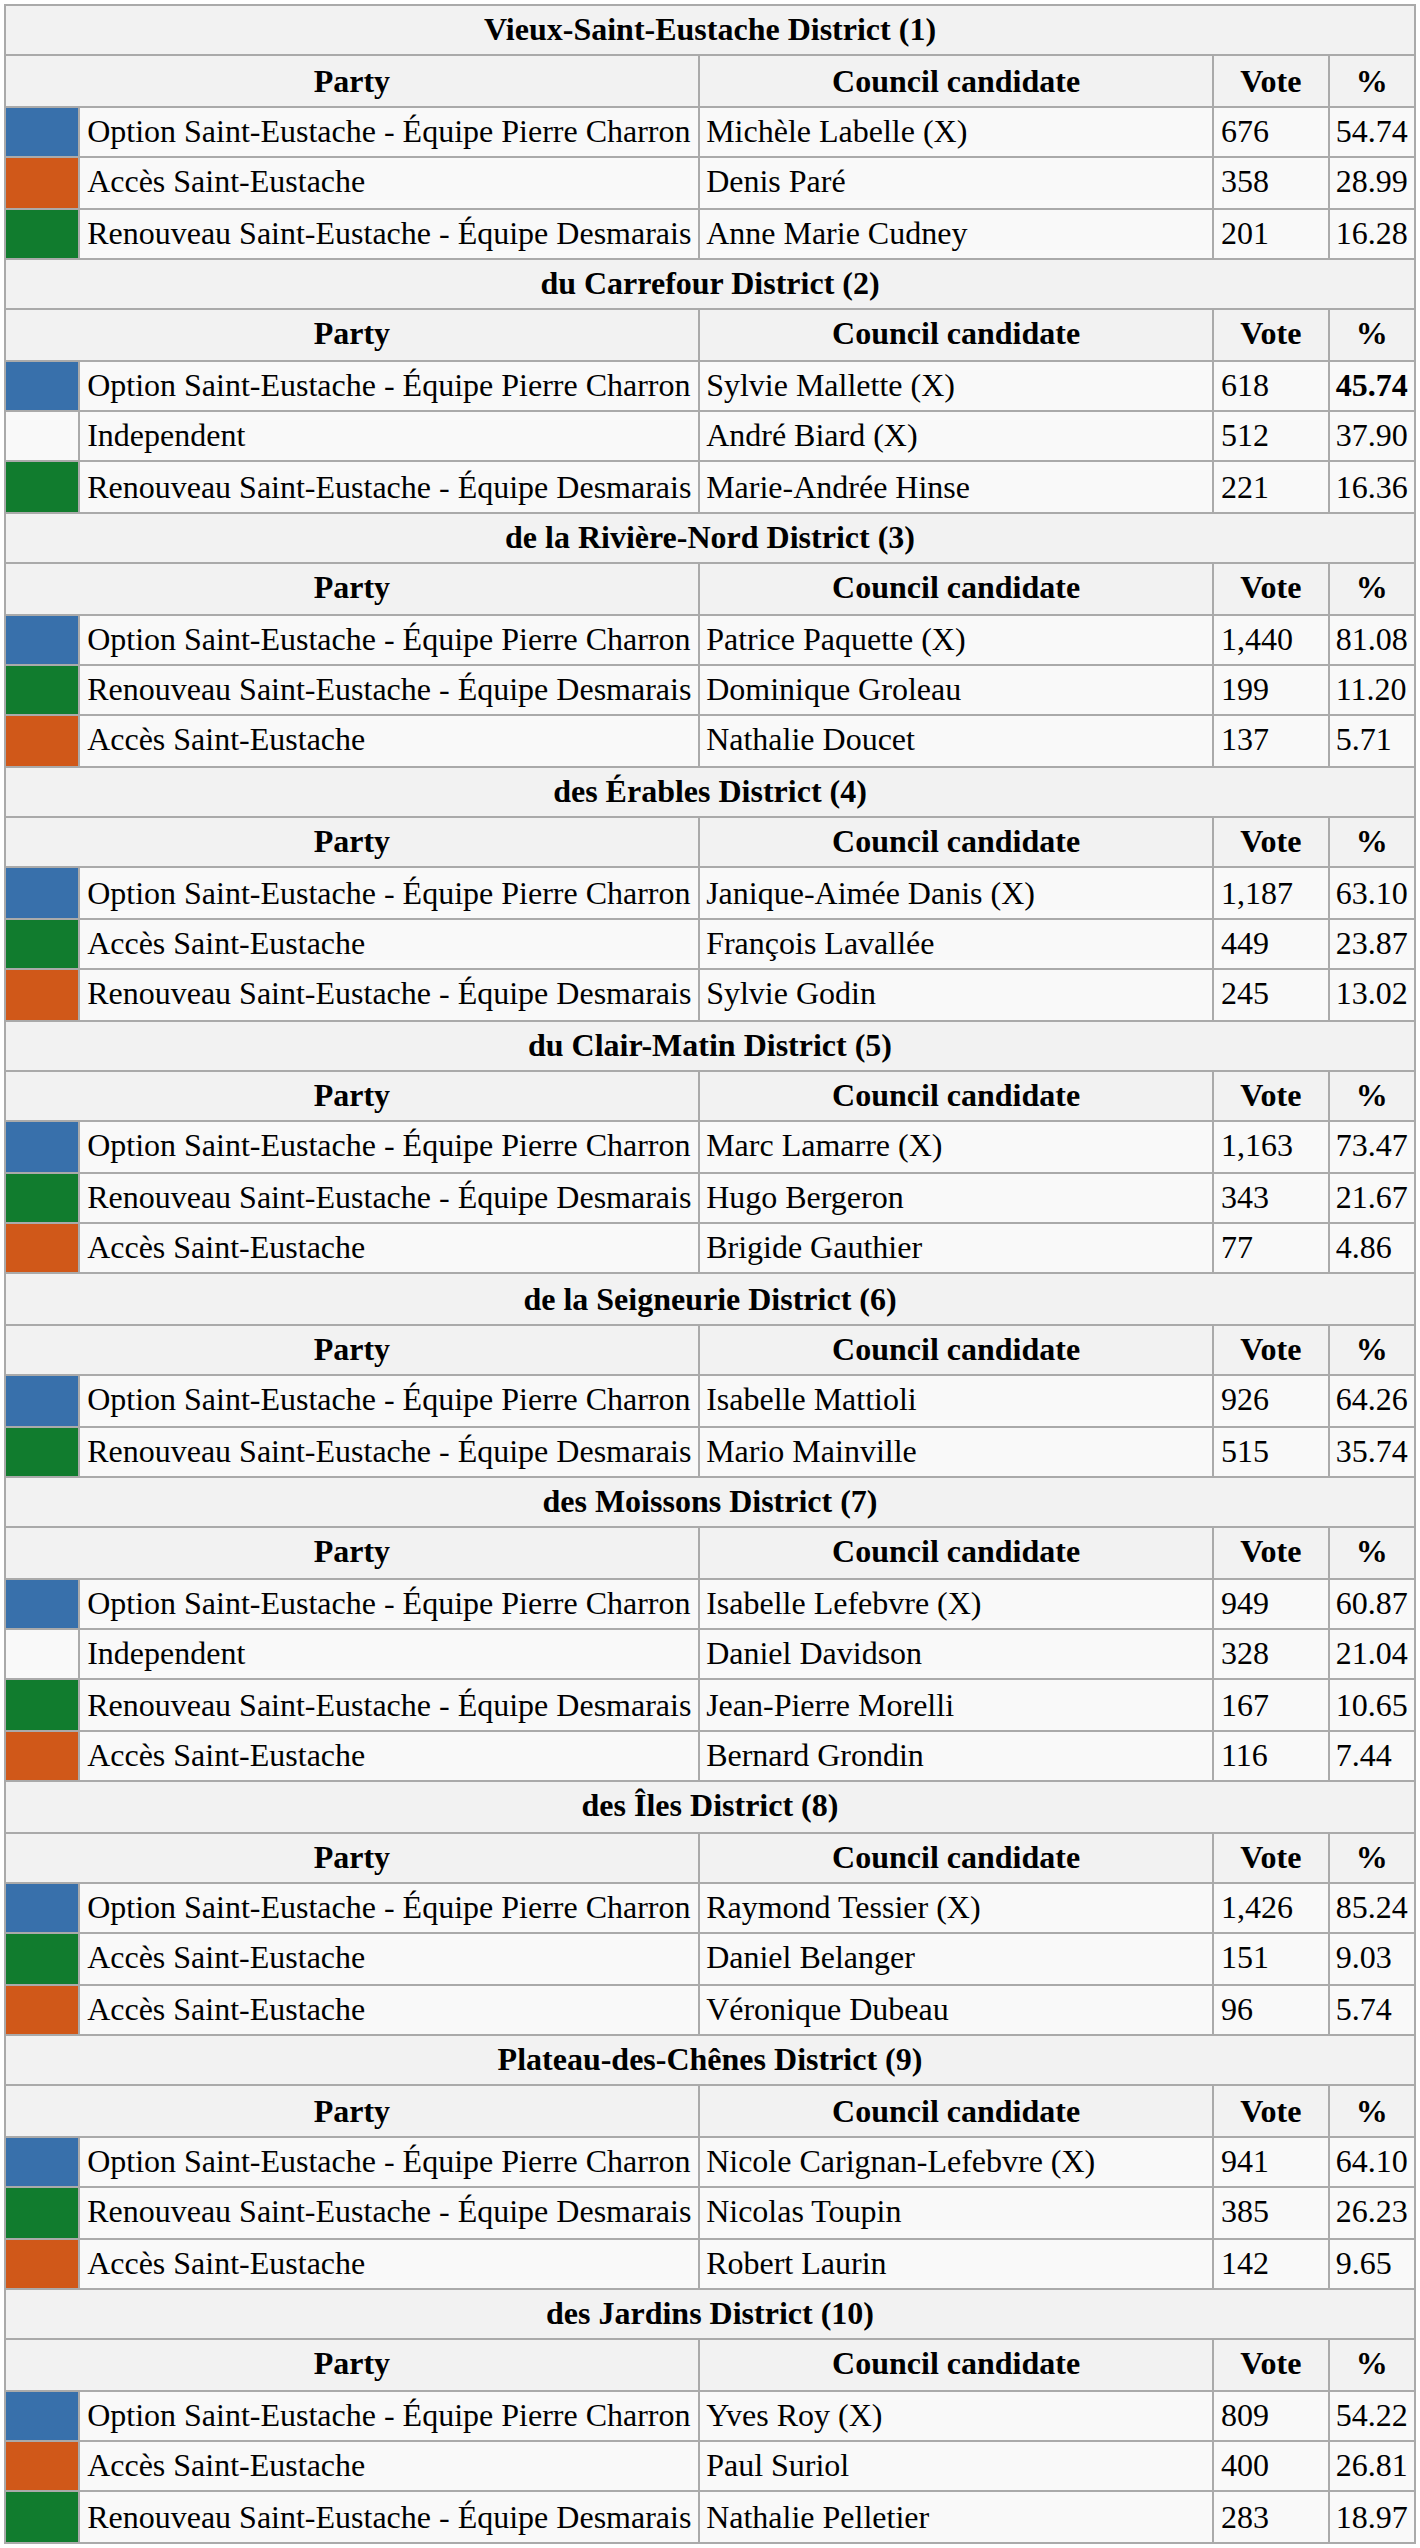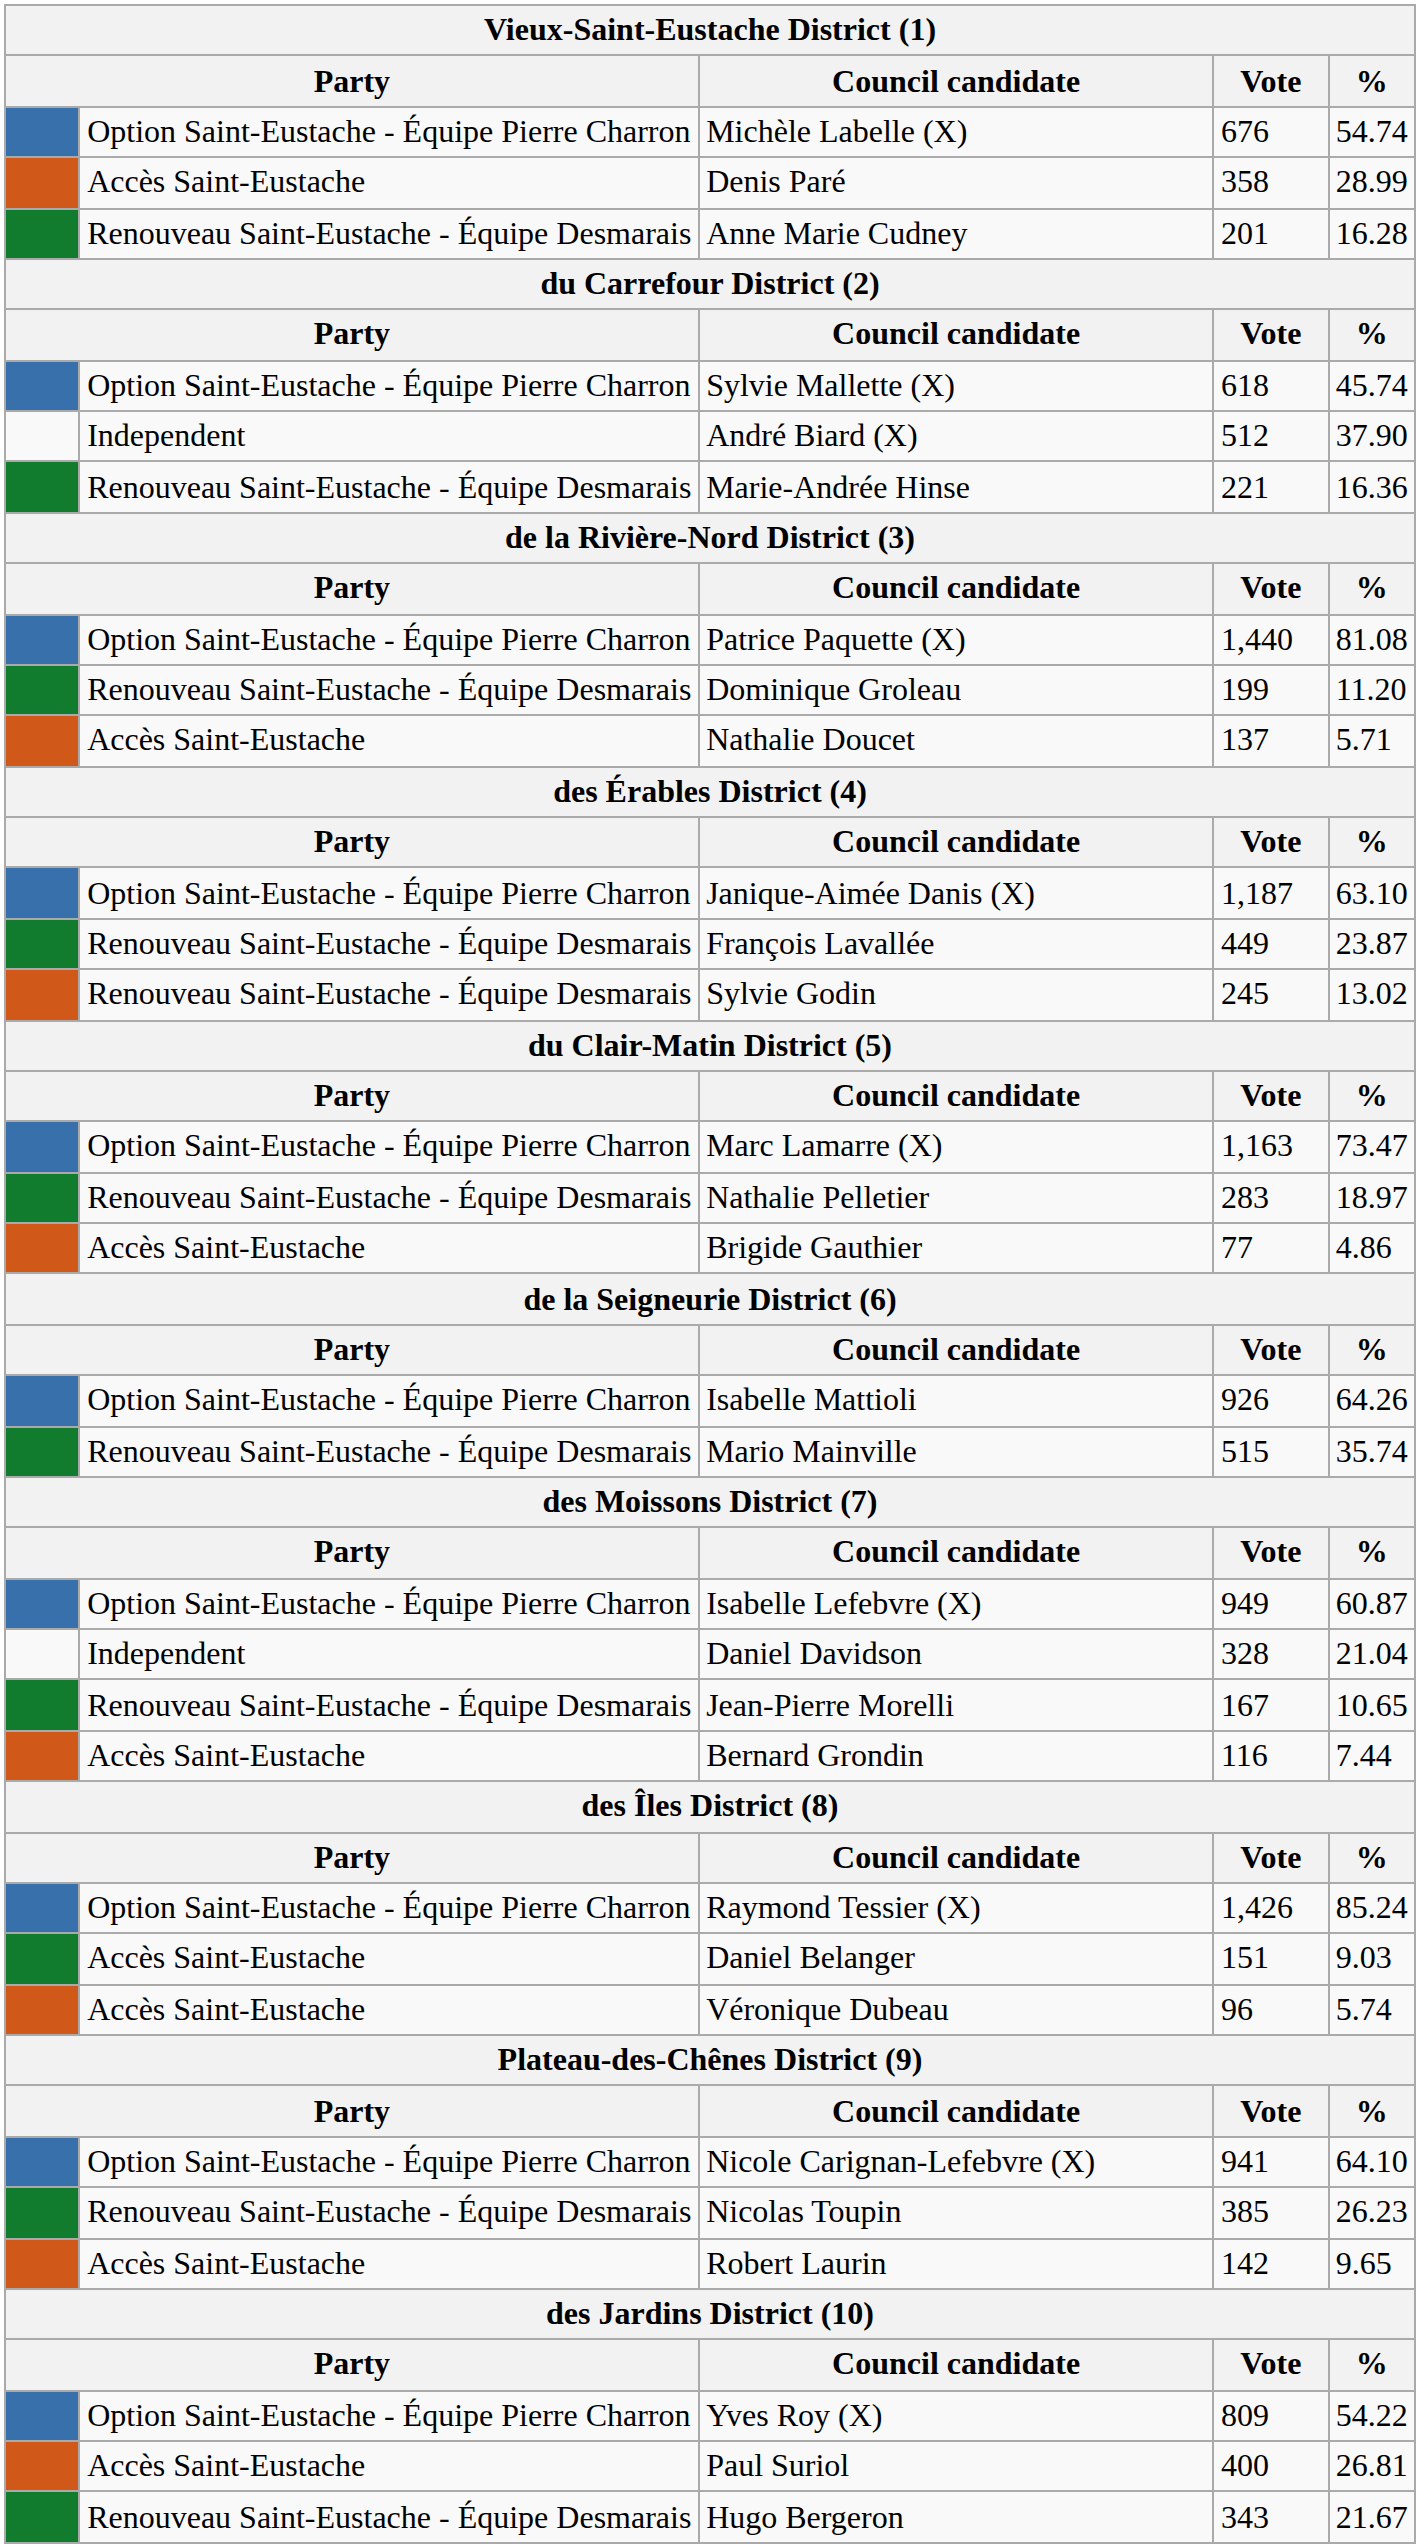(1372, 385) bold -> (1372, 385) normal
(226, 943) Accès Saint-Eustache -> (389, 943) Renouveau Saint-Eustache - Équipe Desmarais
rows swapped: (805, 1197) <-> (818, 2516)
